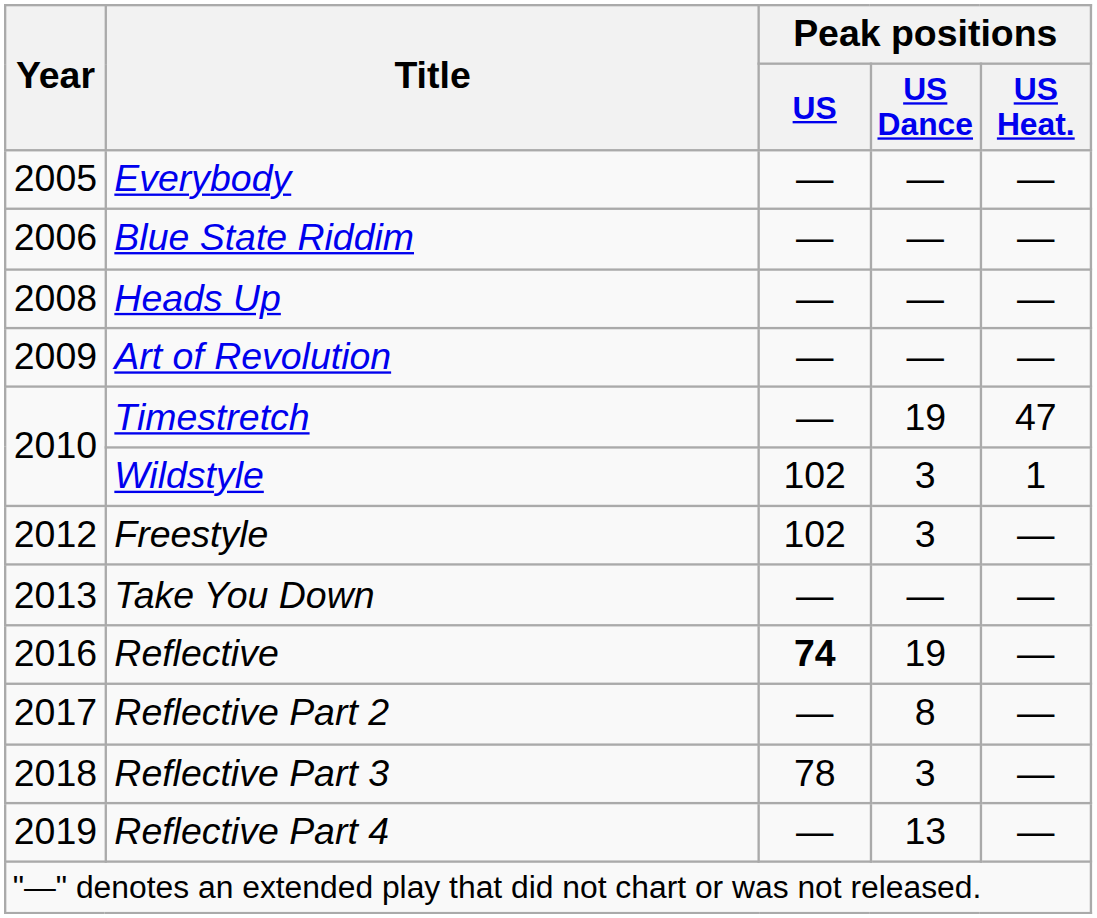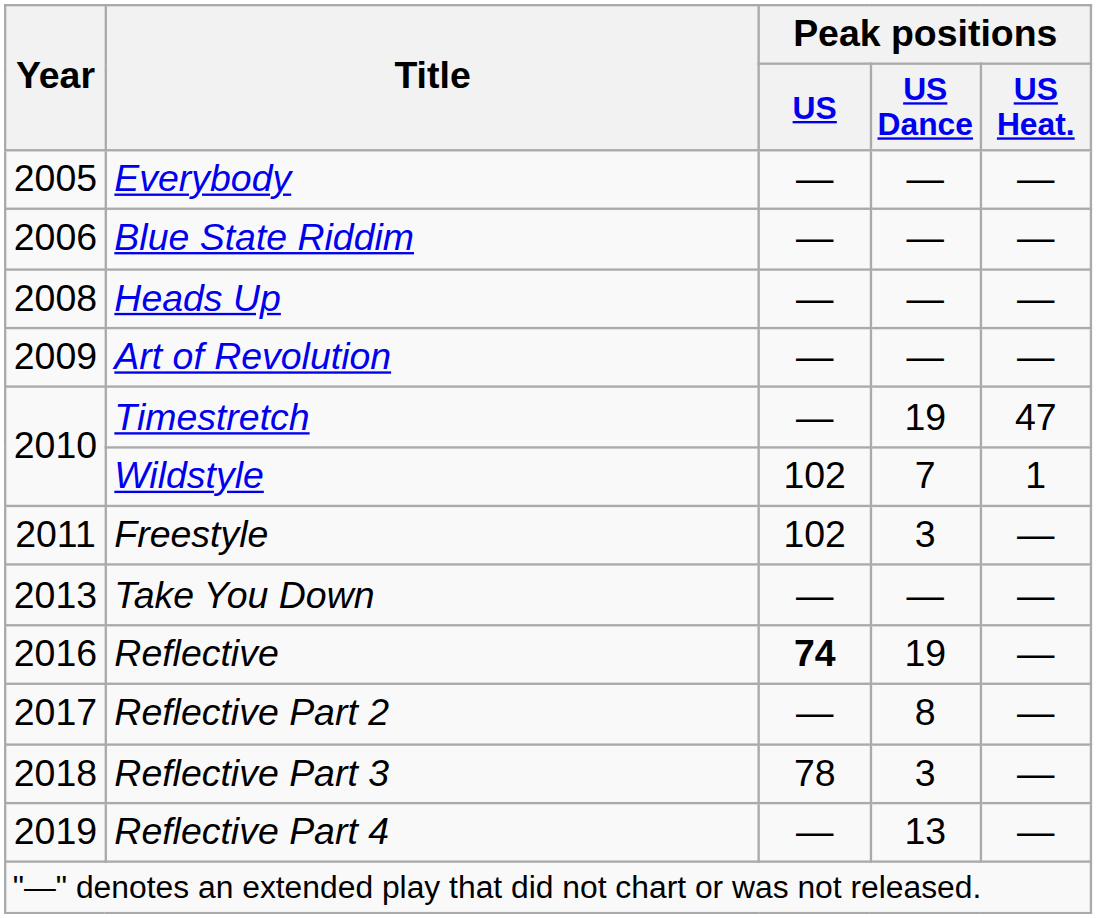(925, 475) 3 -> (925, 475) 7
(55, 535) 2012 -> (55, 535) 2011
